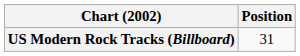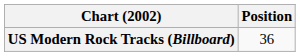(267, 39) 31 -> (267, 39) 36
